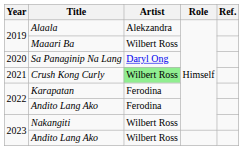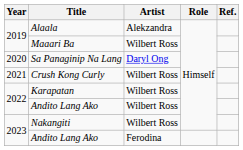(152, 75) lightgreen background -> (152, 75) no background
(144, 91) Ferodina -> (152, 91) Wilbert Ross
(144, 106) Ferodina -> (152, 106) Wilbert Ross
(152, 138) Wilbert Ross -> (144, 138) Ferodina
